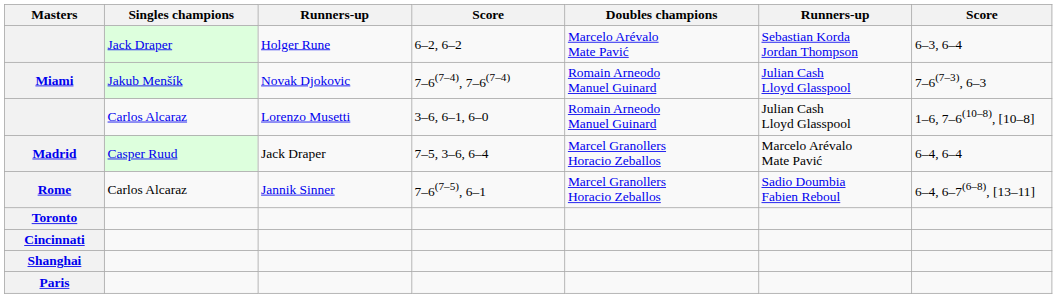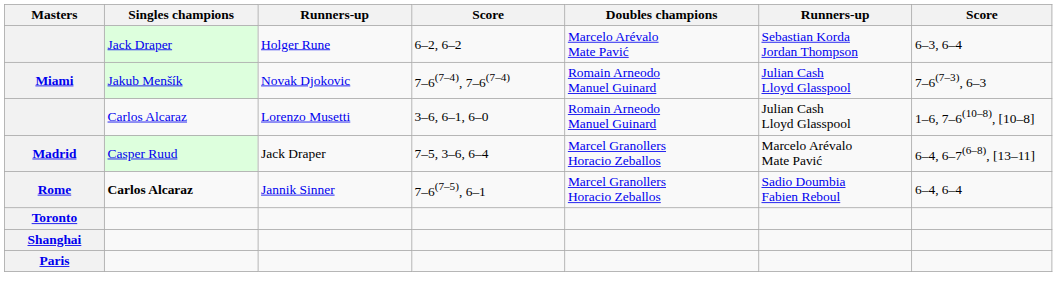(938, 153) 6–4, 6–4 -> (975, 153) 6–4, 6–7(6–8), [13–11]
(147, 189) normal -> (150, 189) bold
(975, 189) 6–4, 6–7(6–8), [13–11] -> (938, 189) 6–4, 6–4
- row: (54, 239)
